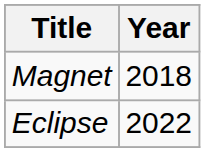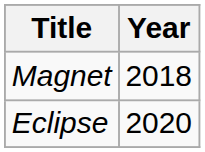(159, 123) 2022 -> (159, 123) 2020
